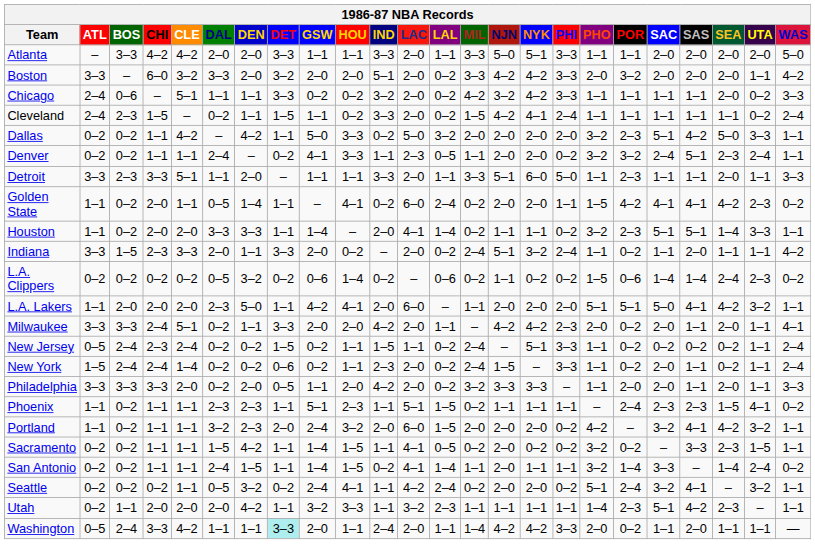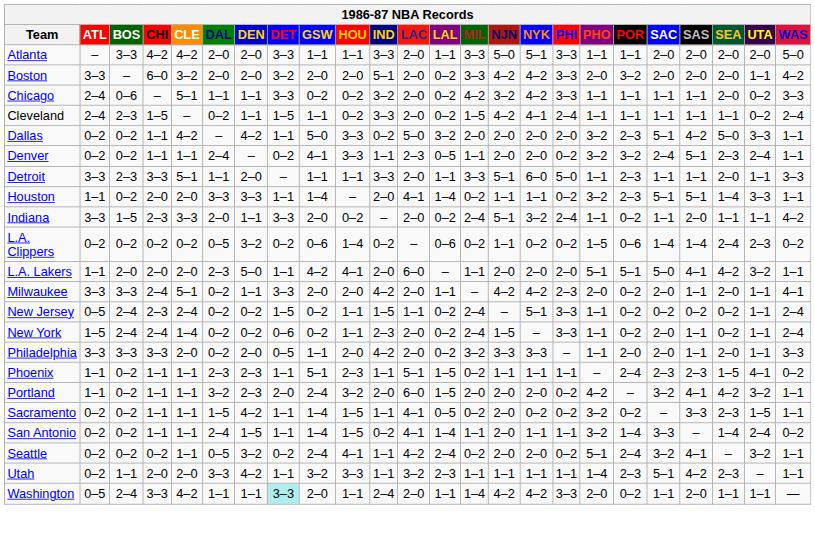(219, 75) 3–3 -> (219, 75) 2–0
- row: (28, 204)
(219, 508) 2–0 -> (219, 474) 3–3
